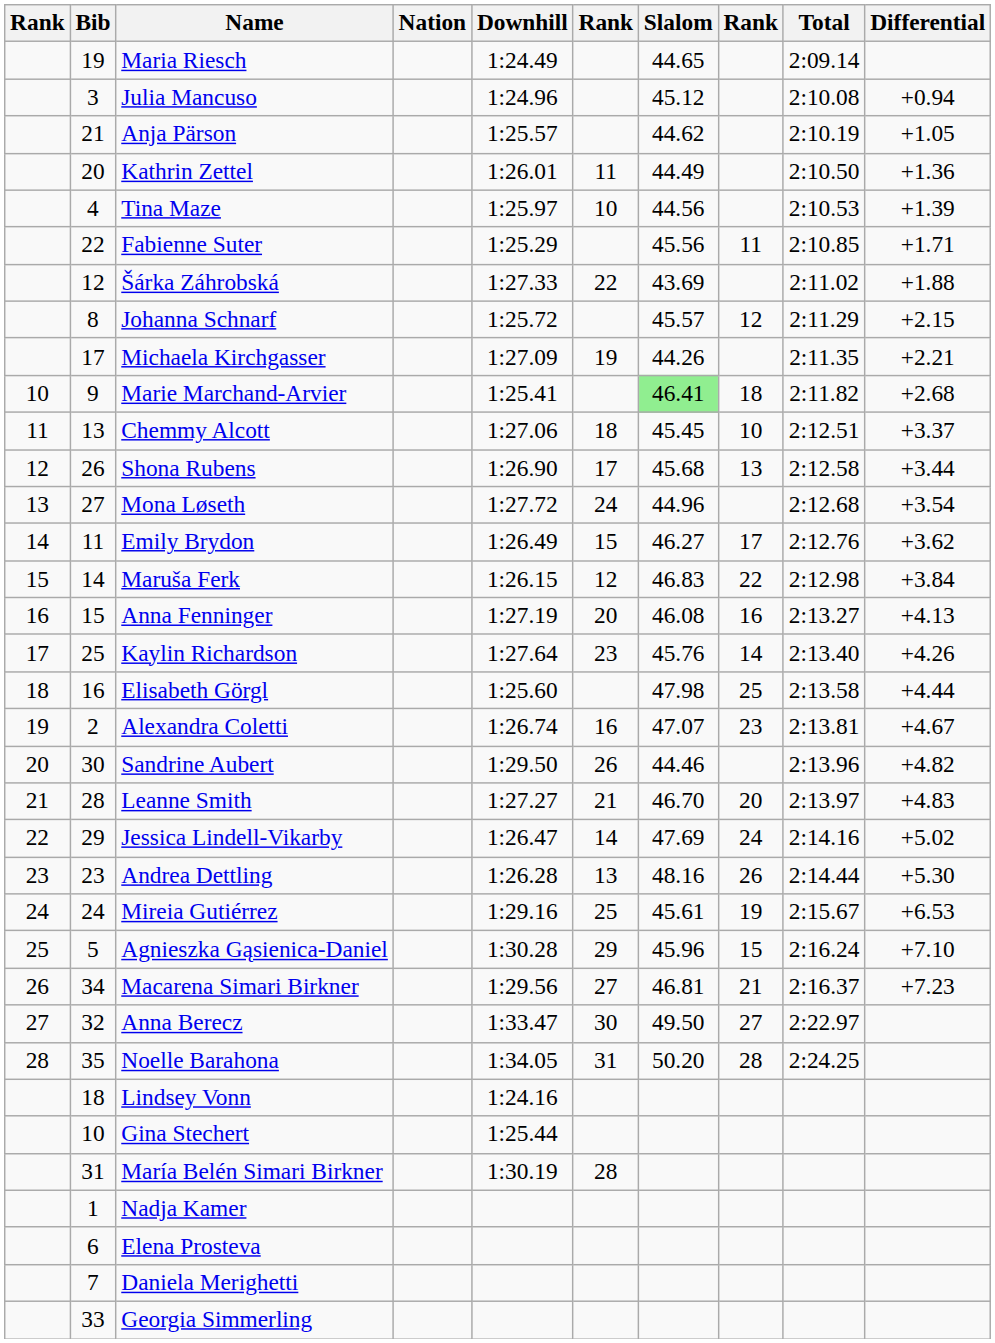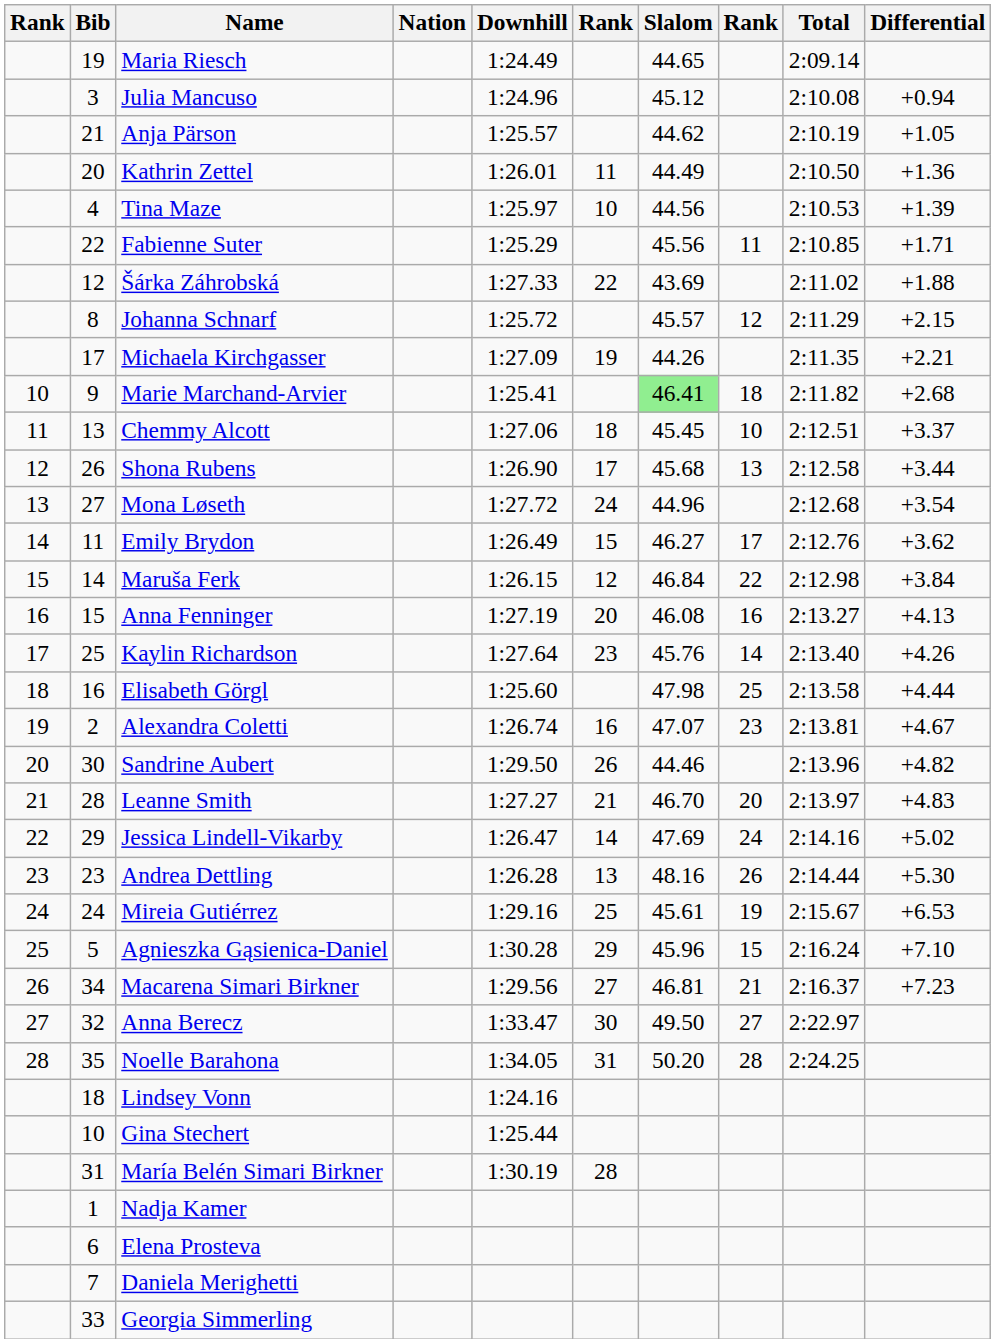(678, 578) 46.83 -> (678, 578) 46.84
